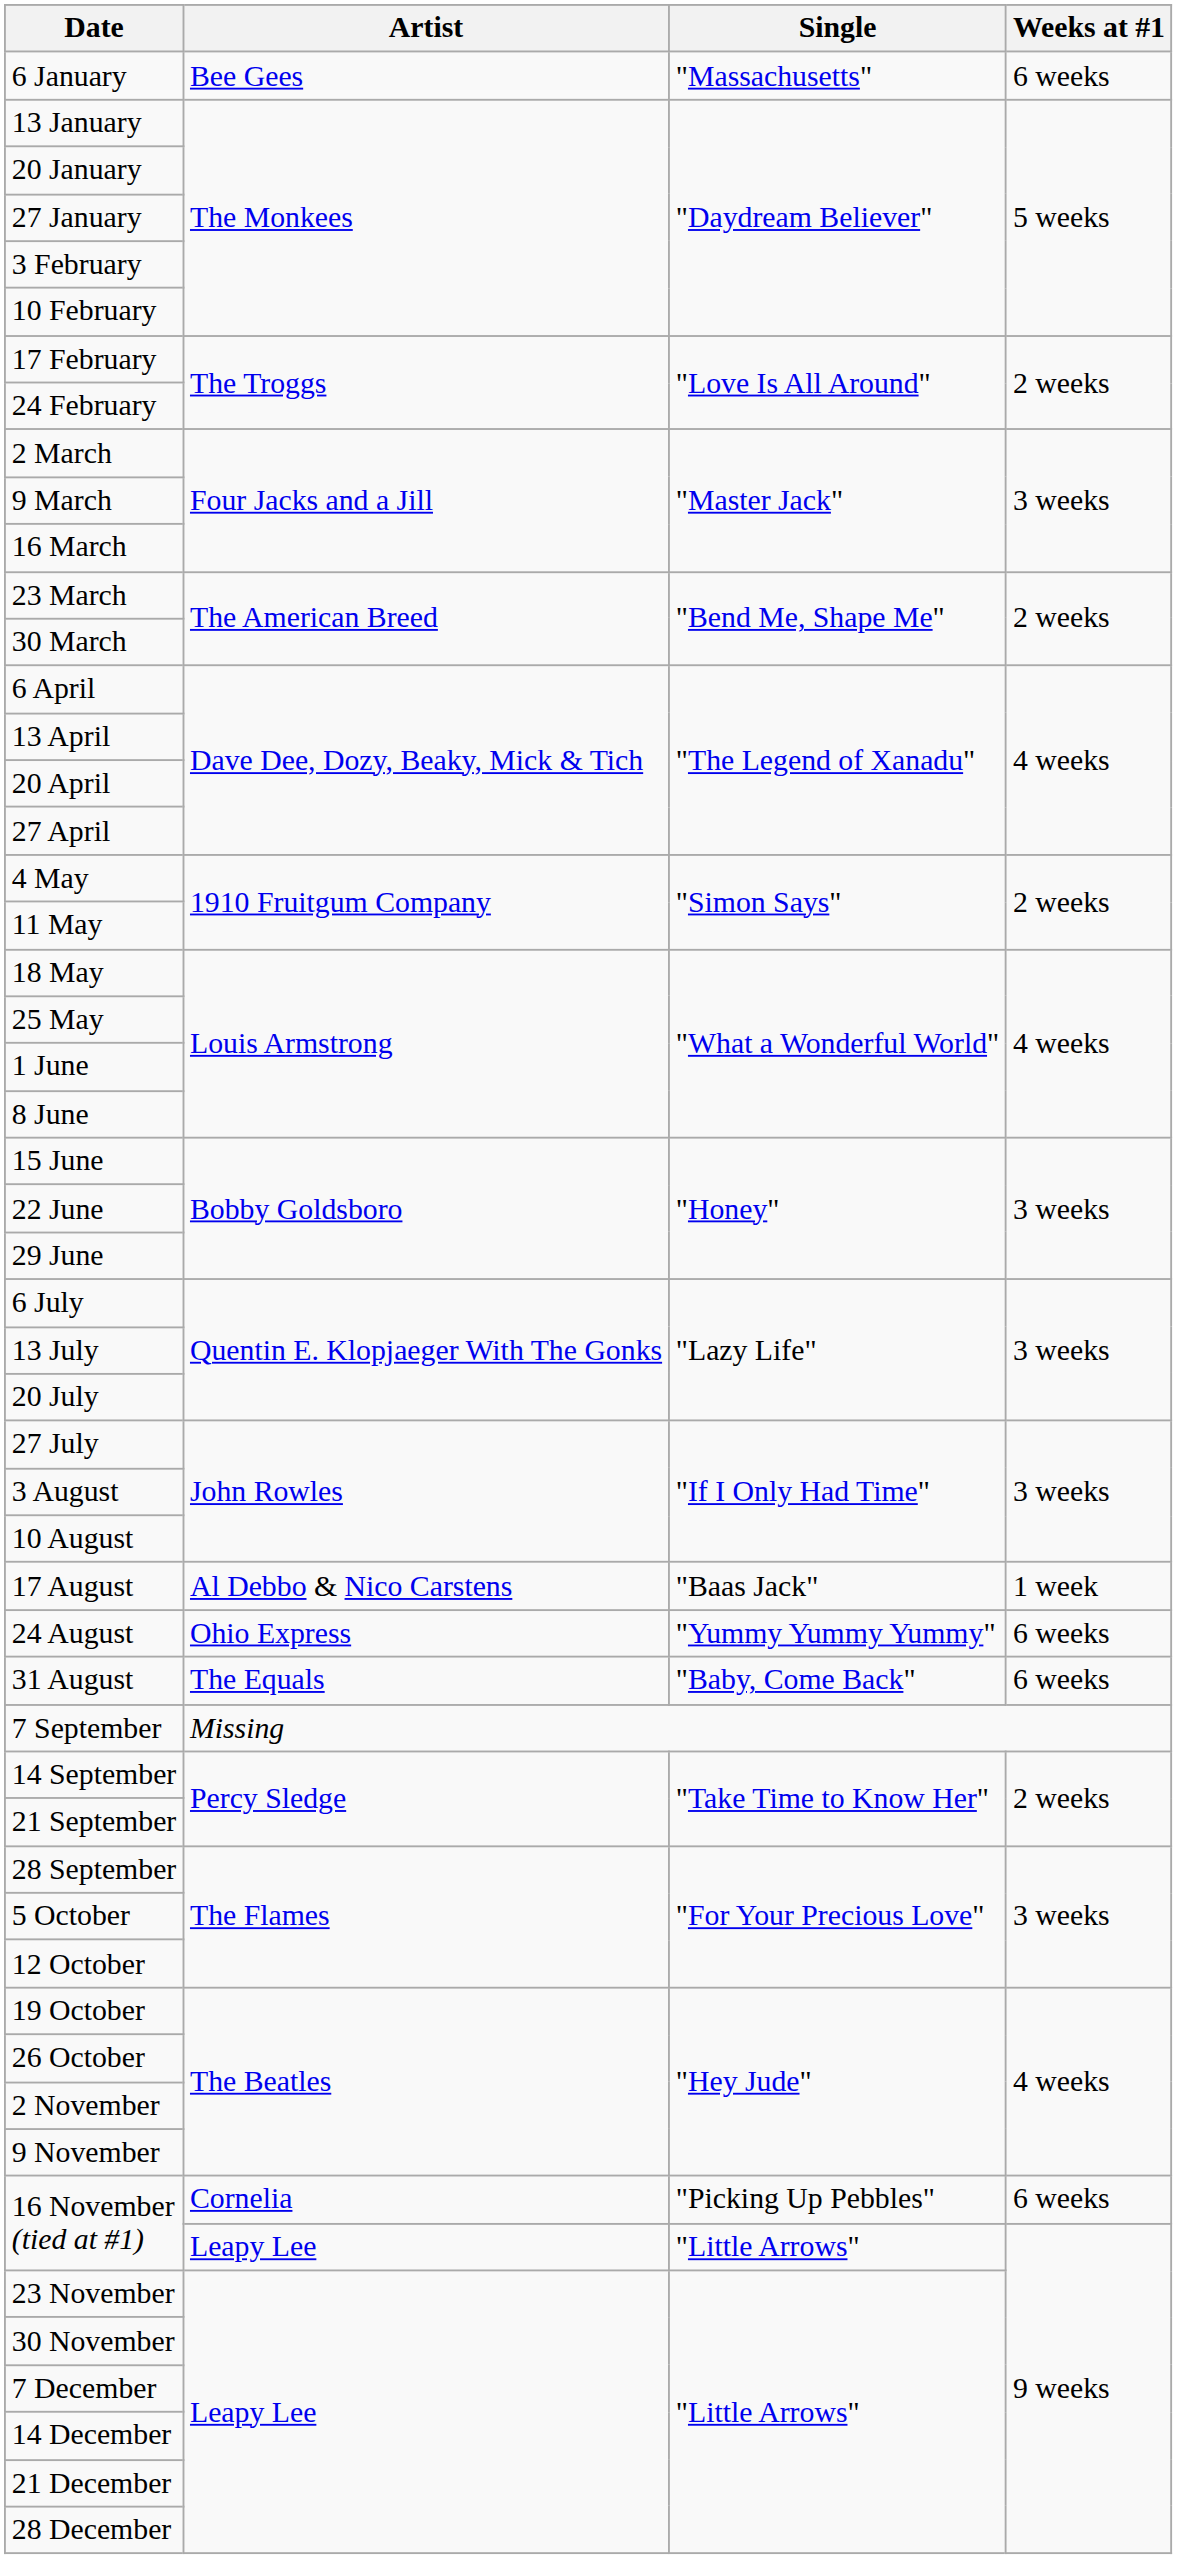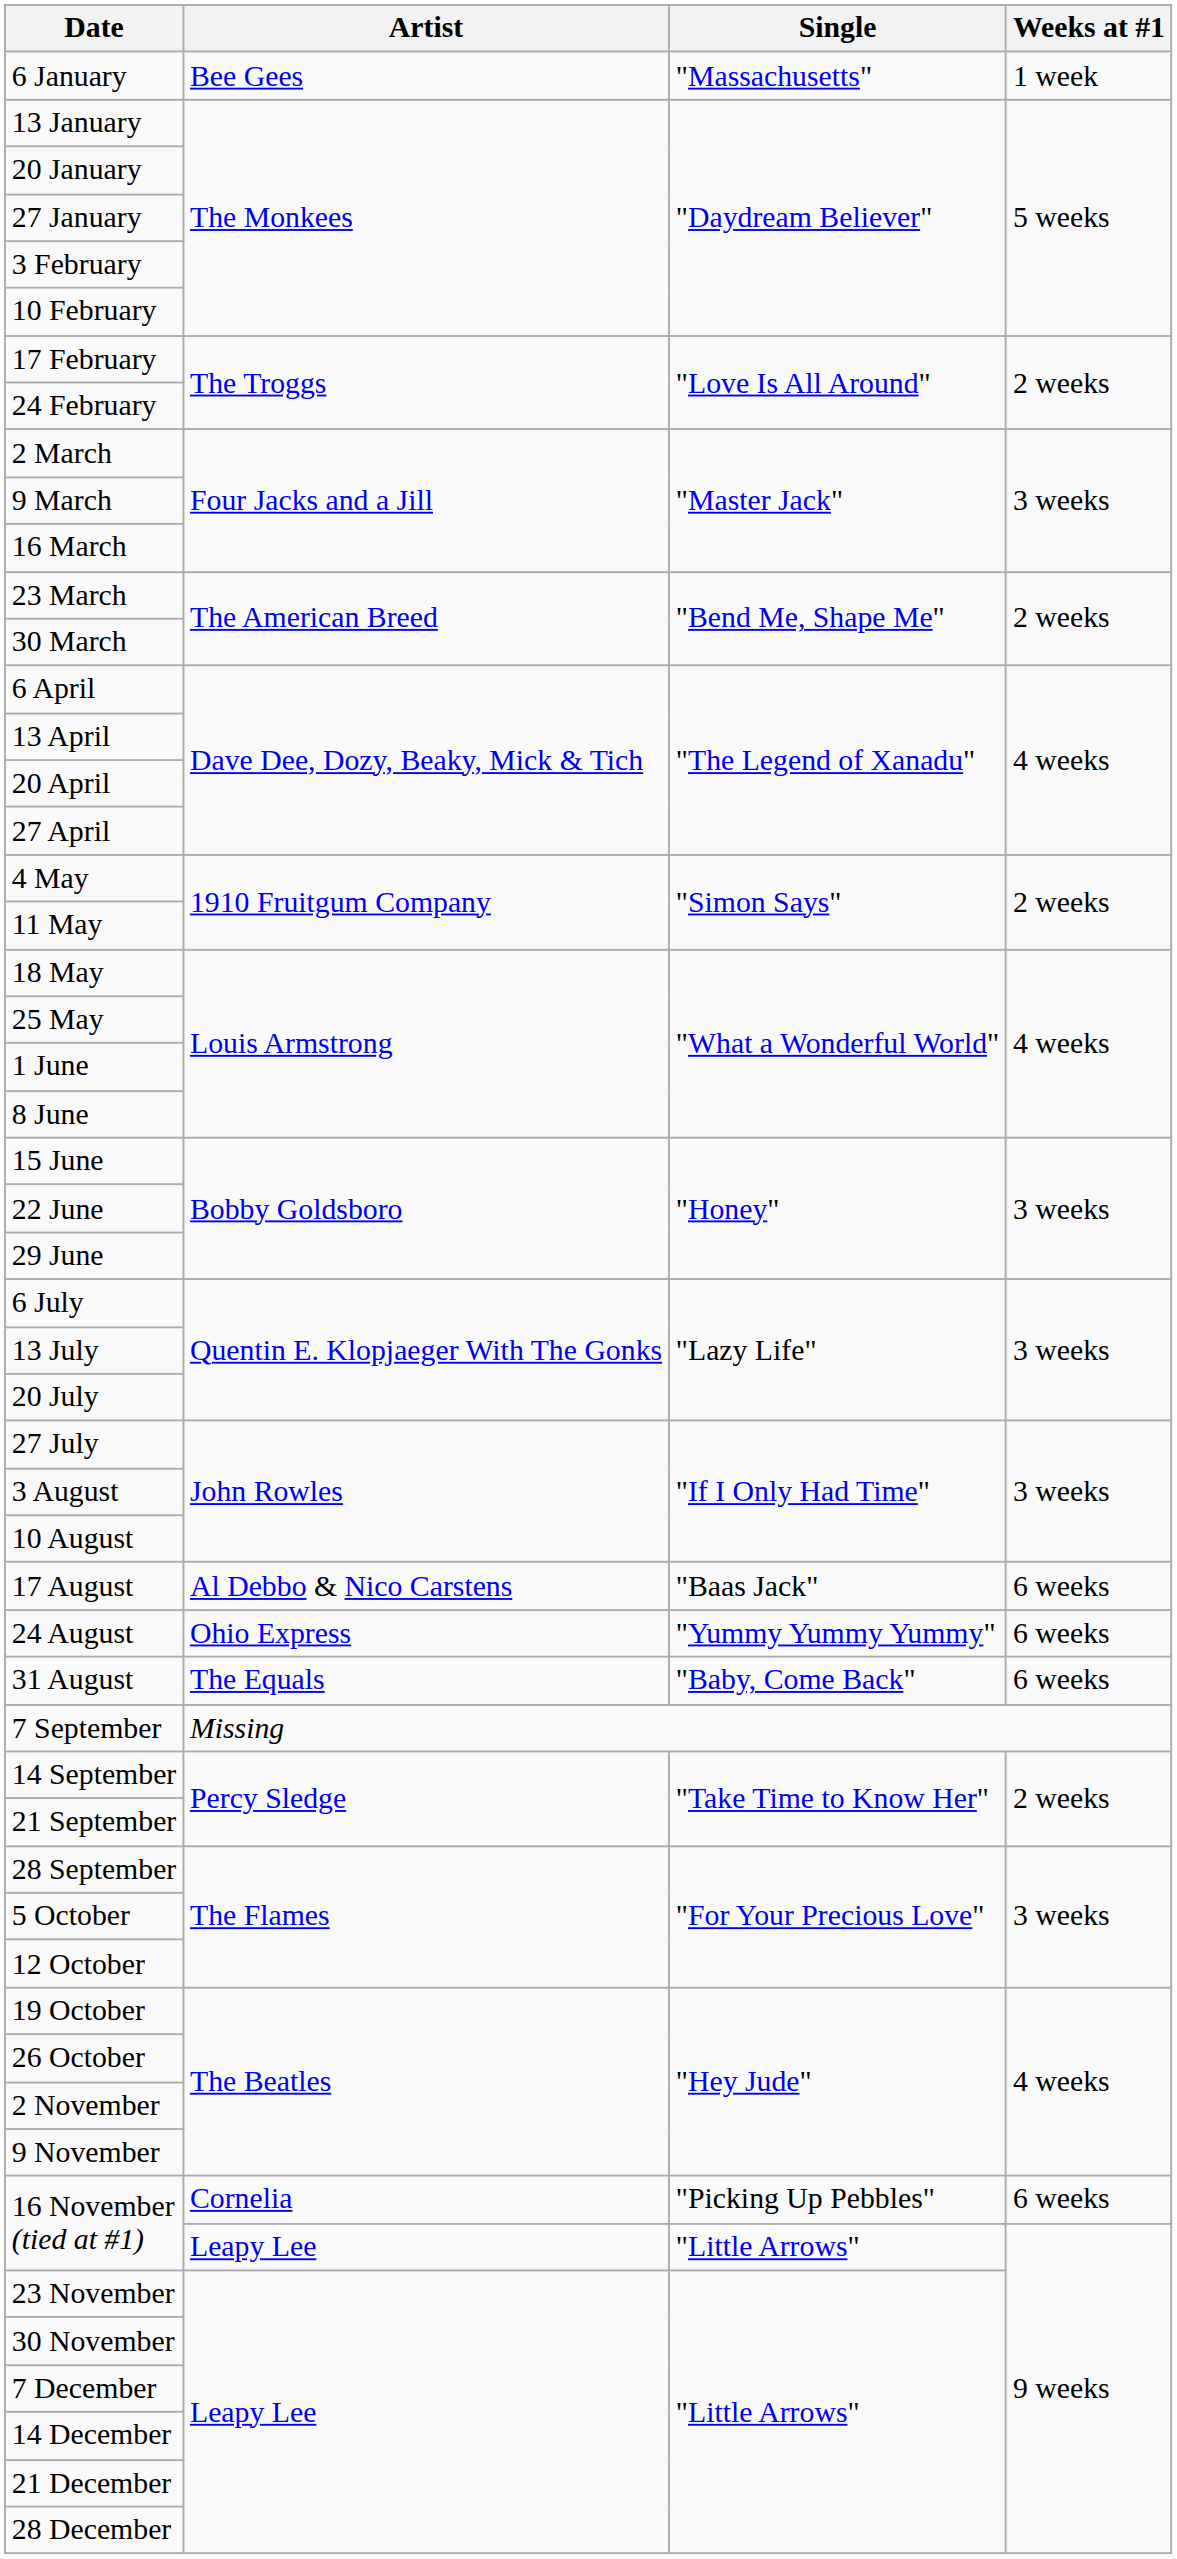(1061, 75) 6 weeks -> (1055, 75) 1 week
(1055, 1585) 1 week -> (1061, 1585) 6 weeks
